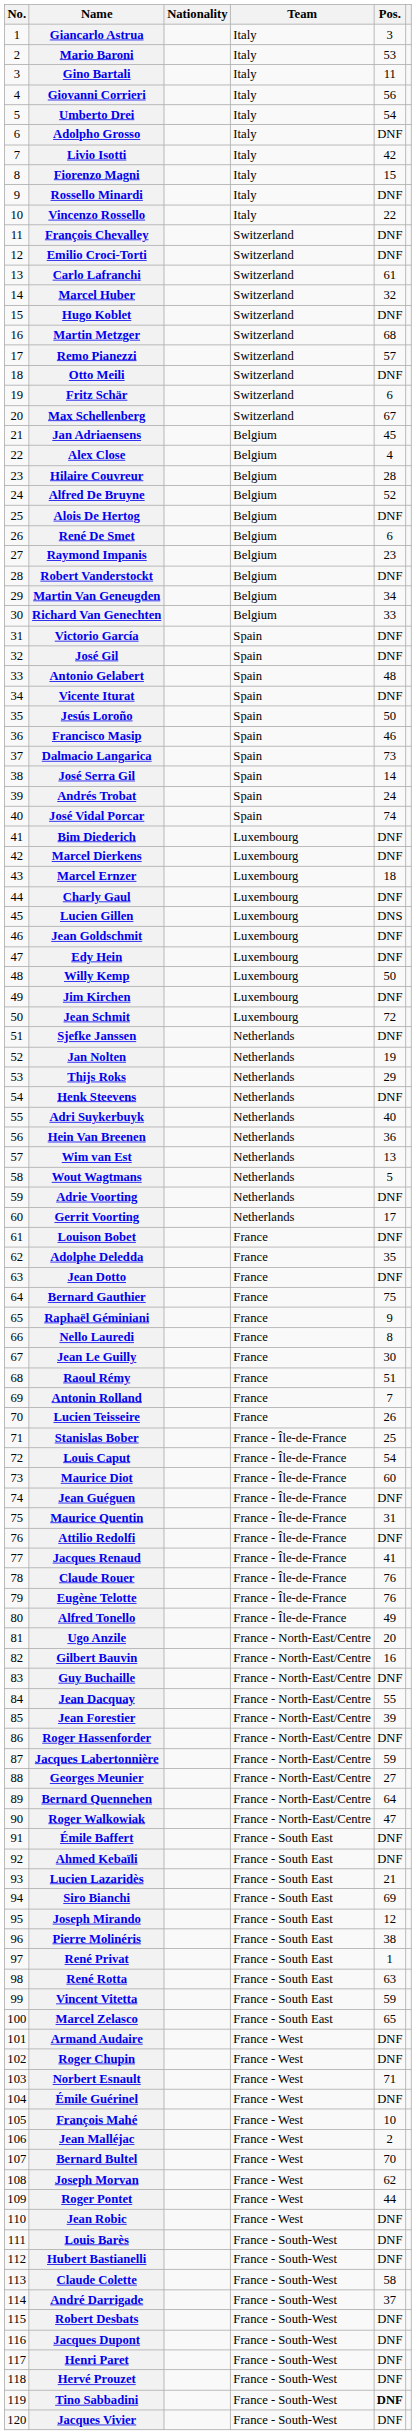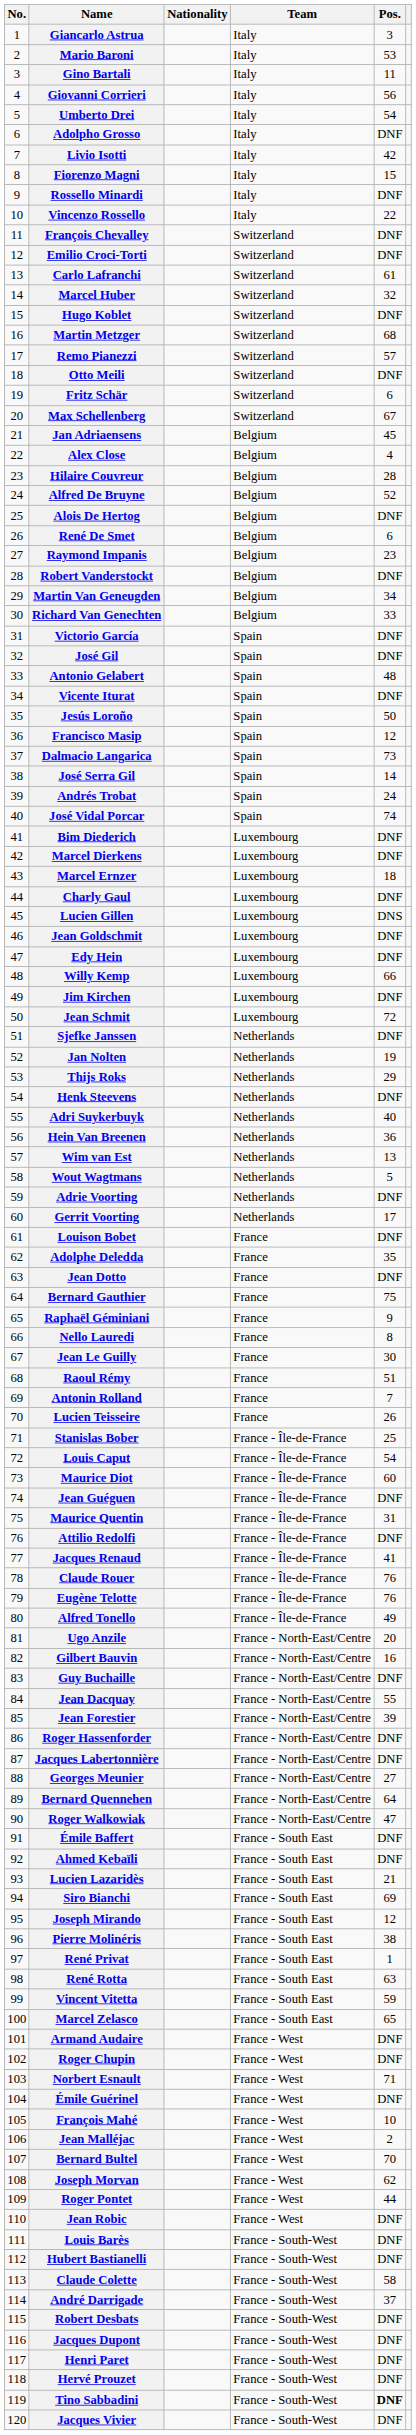(390, 736) 46 -> (390, 736) 12
(390, 976) 50 -> (390, 976) 66
(390, 1758) 59 -> (390, 1758) DNF
